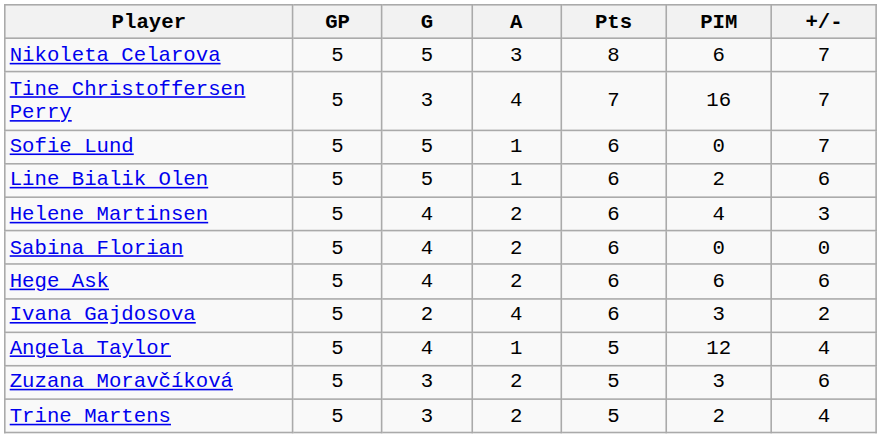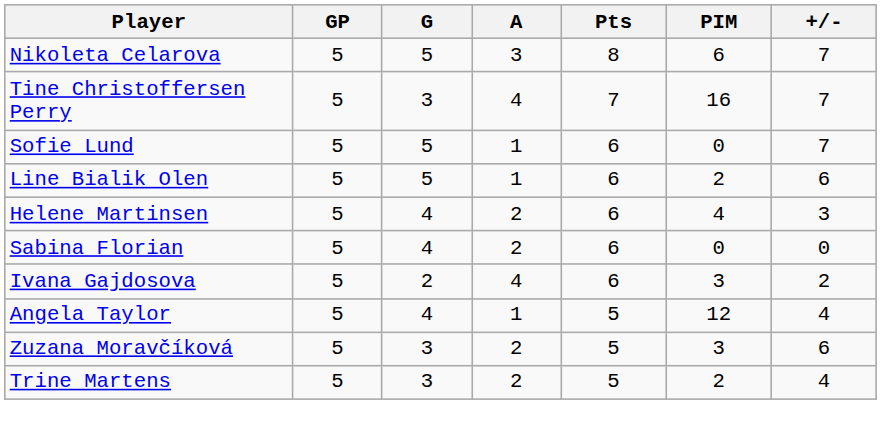- row: (59, 281)
